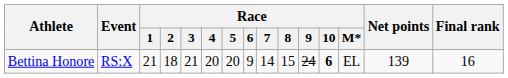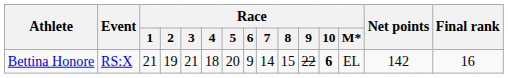(171, 61) 18 -> (171, 61) 19
(212, 61) 20 -> (212, 61) 18
(309, 61) 24 -> (309, 61) 22
(398, 61) 139 -> (398, 61) 142
